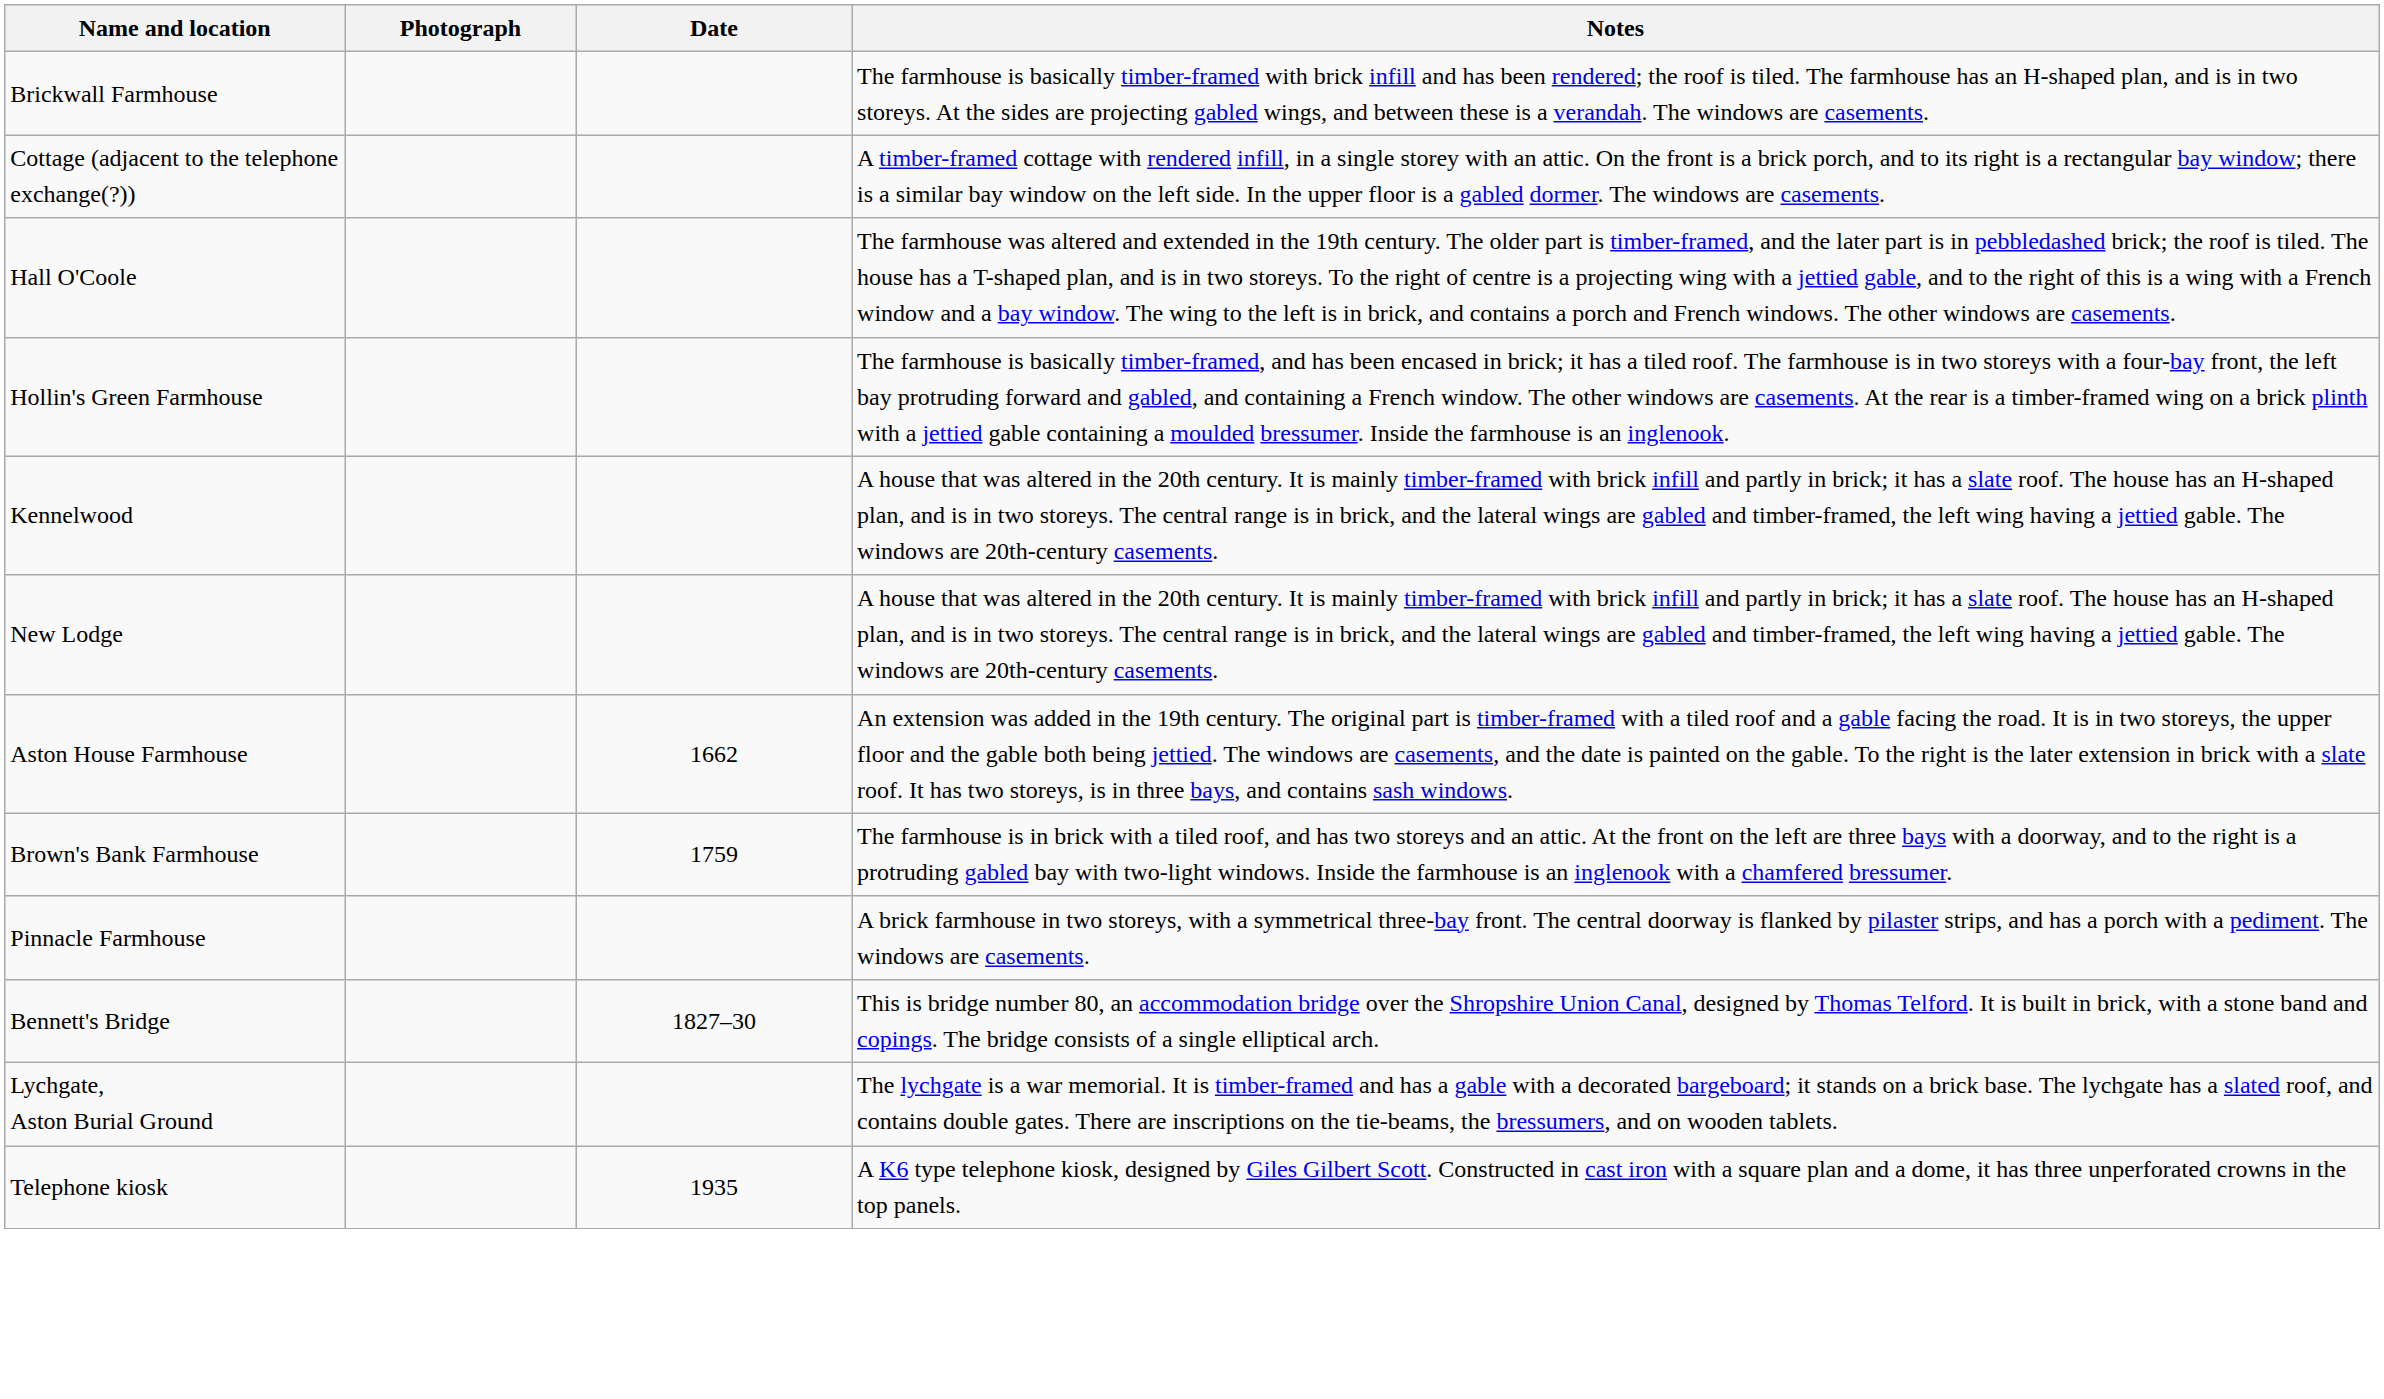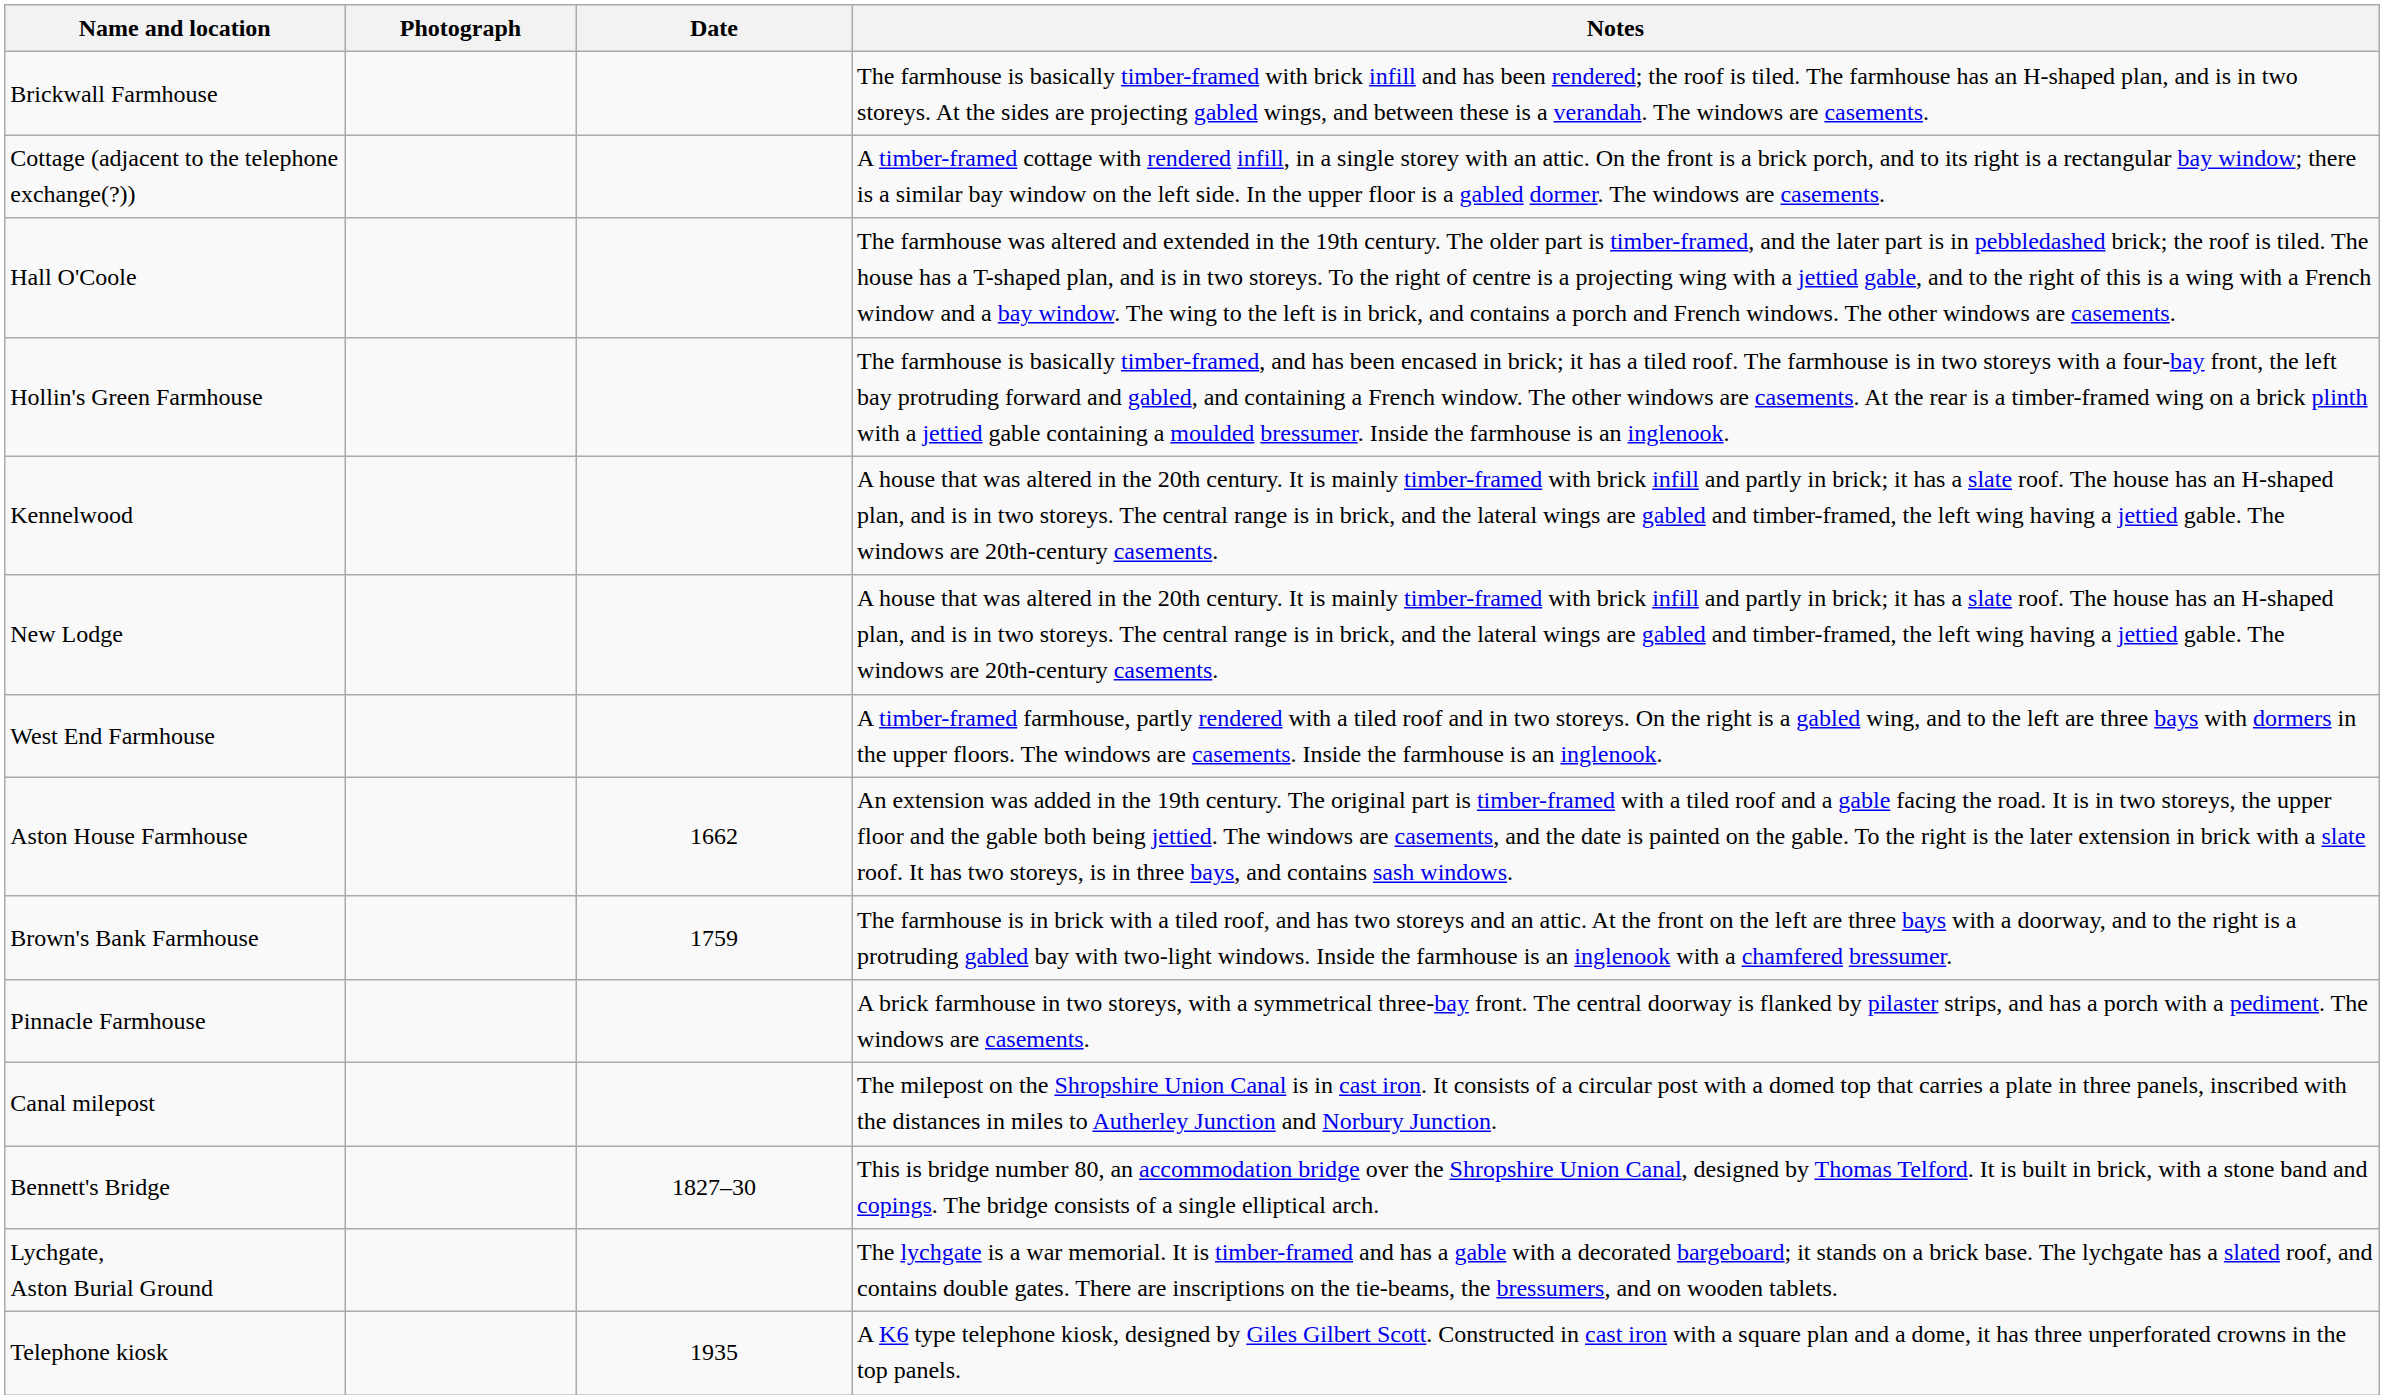+ row: (113, 735)
+ row: (83, 1103)
